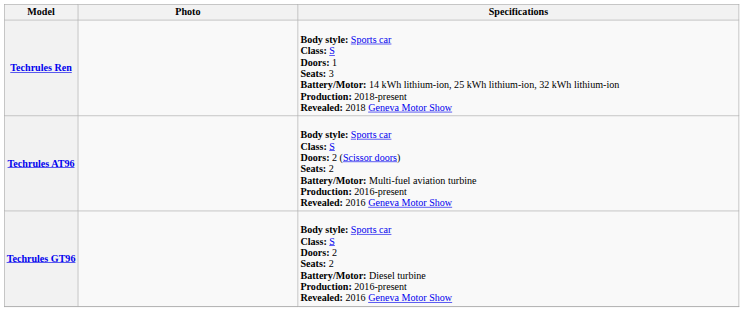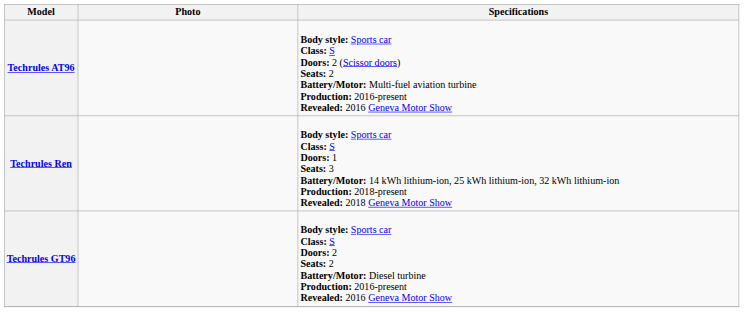rows swapped: (41, 68) <-> (41, 163)
